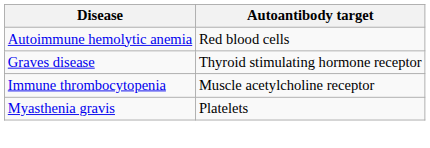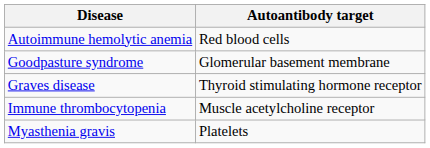+ row: (76, 62)
